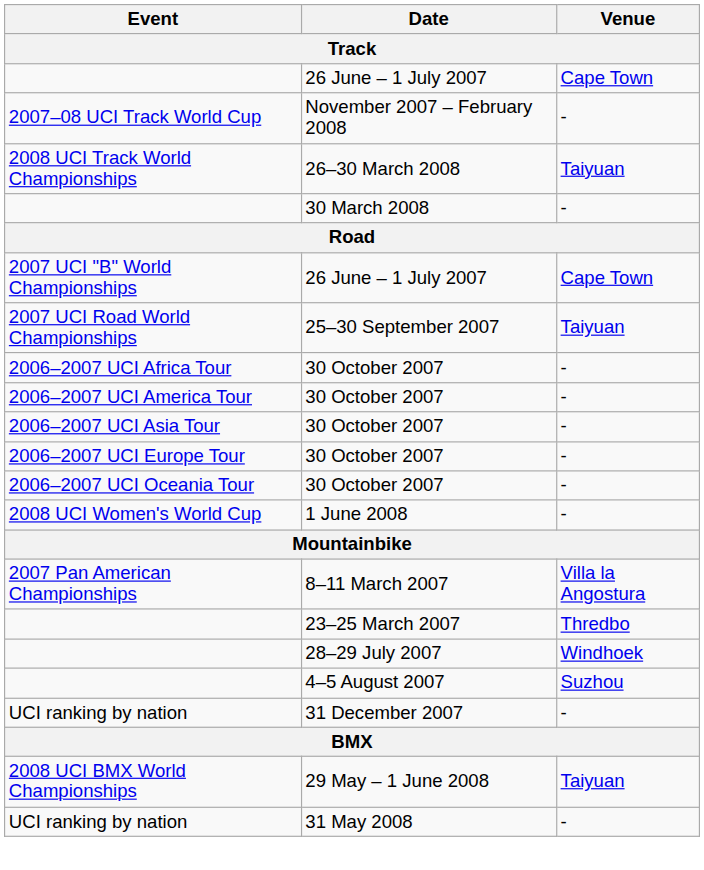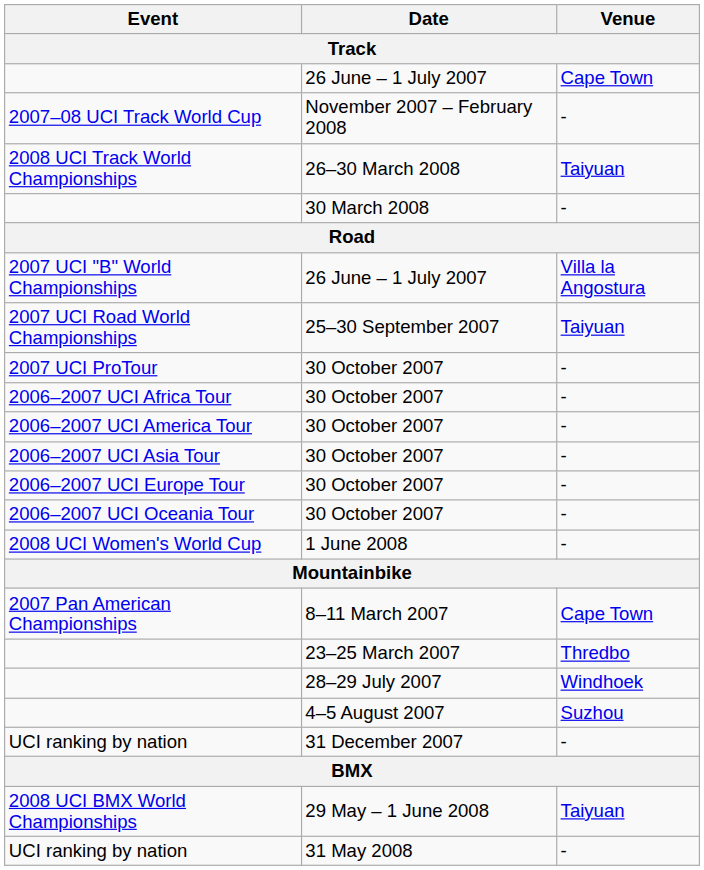(607, 277) Cape Town -> (603, 277) Villa la Angostura
+ row: (83, 367)
(603, 584) Villa la Angostura -> (607, 613) Cape Town
